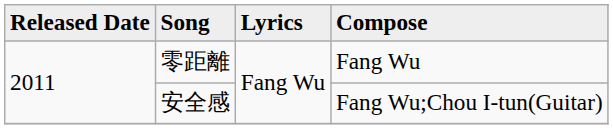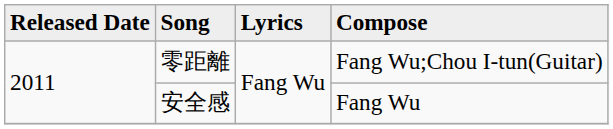(378, 61) Fang Wu -> (469, 61) Fang Wu;Chou I-tun(Guitar)
(469, 103) Fang Wu;Chou I-tun(Guitar) -> (378, 103) Fang Wu
